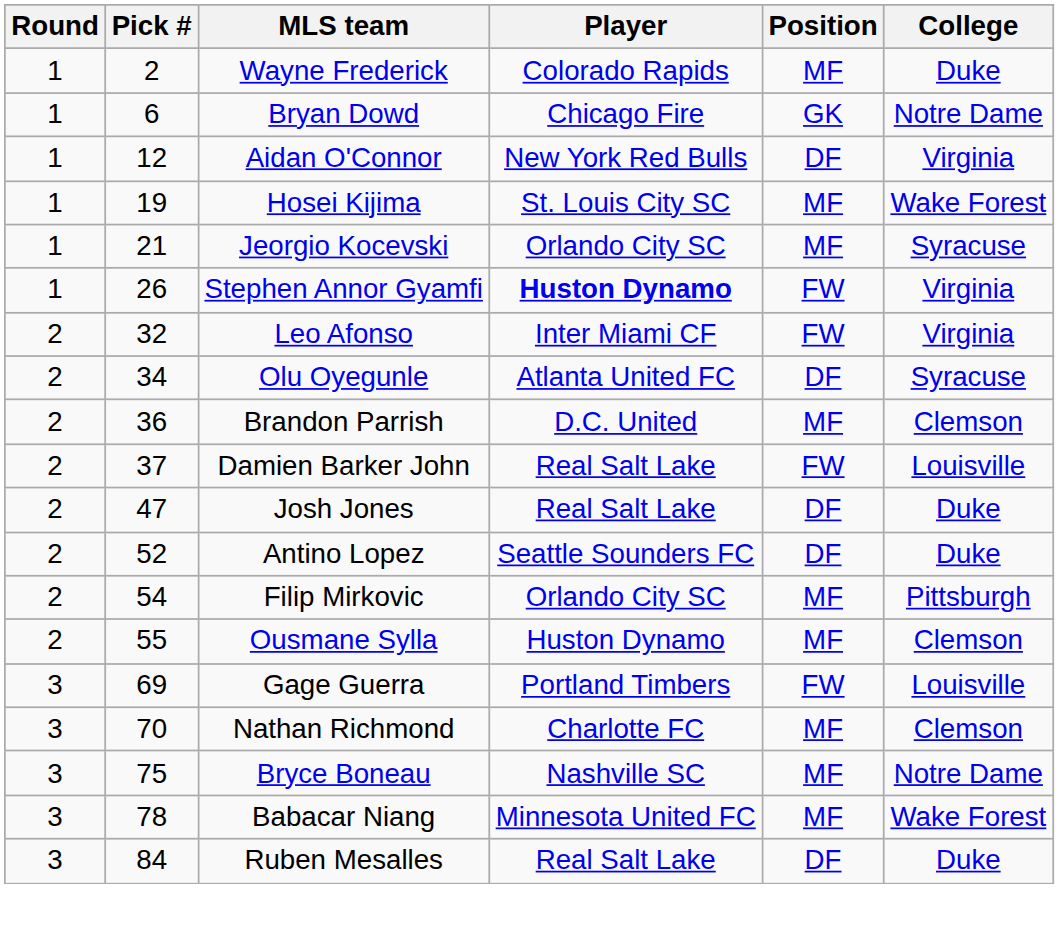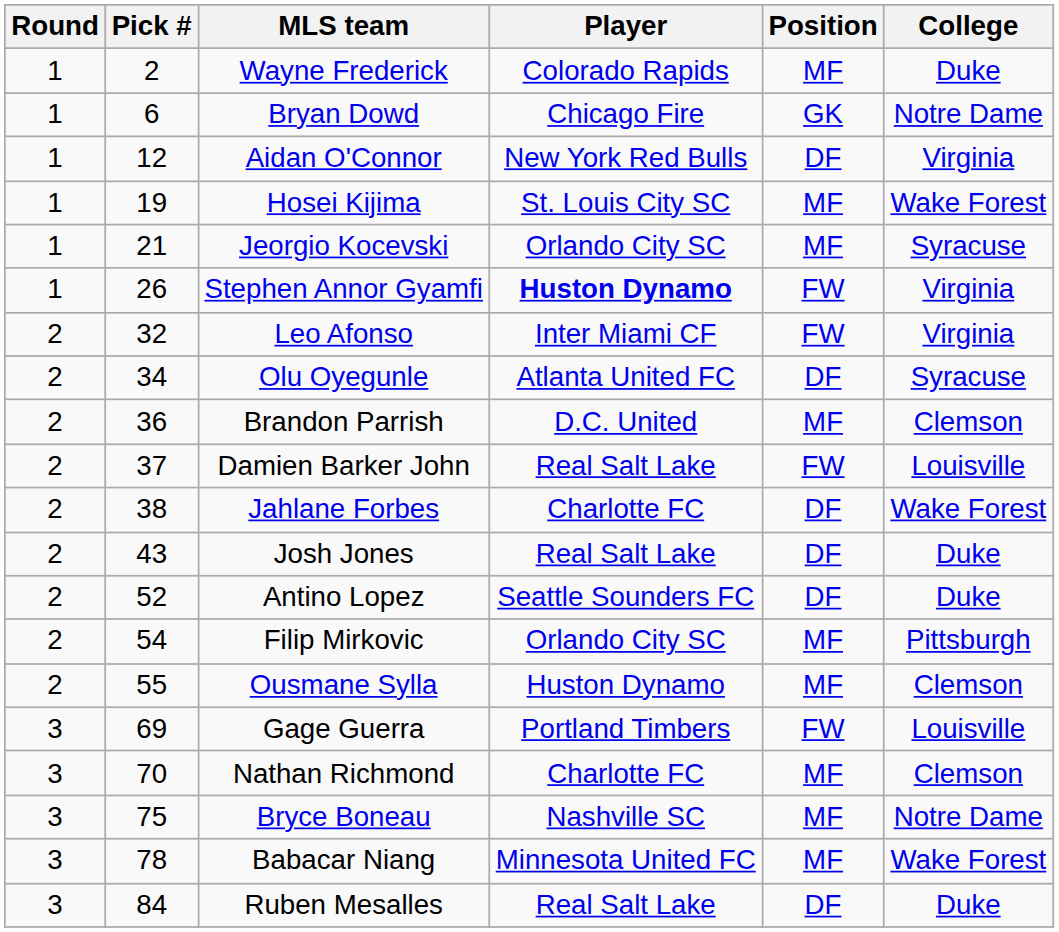+ row: (344, 509)
(152, 509) 47 -> (152, 553) 43
